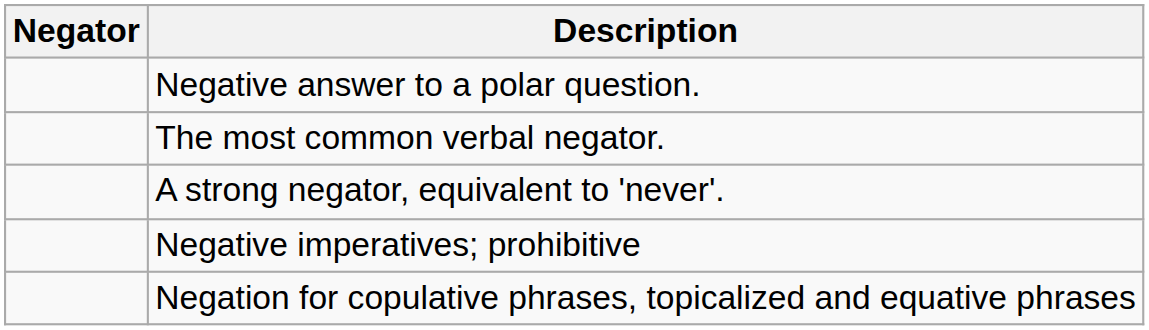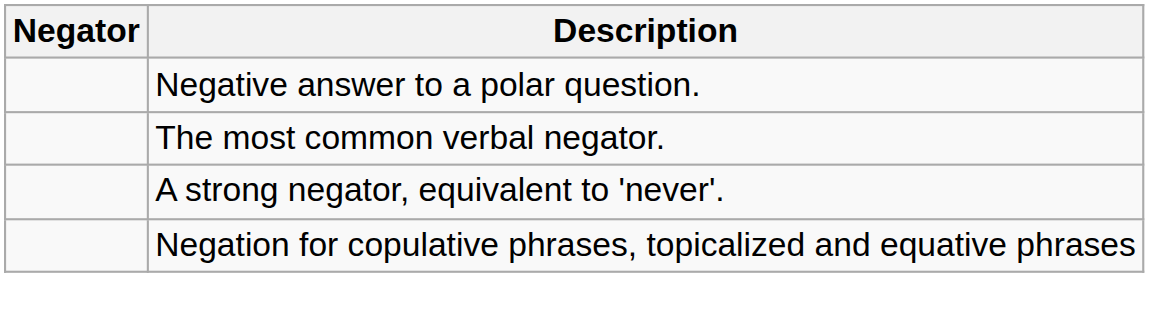- row: (398, 244)
